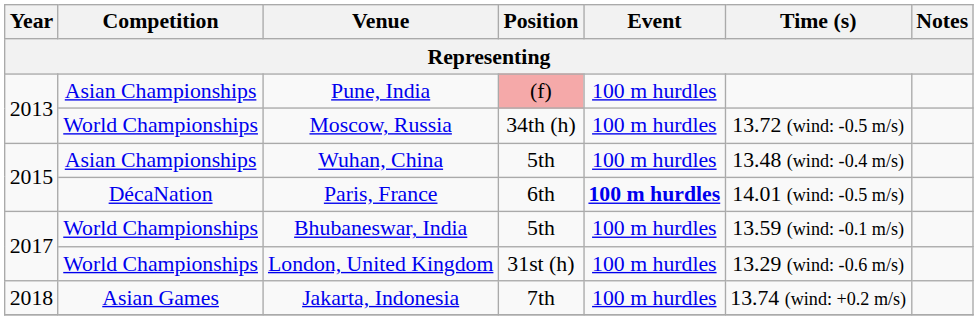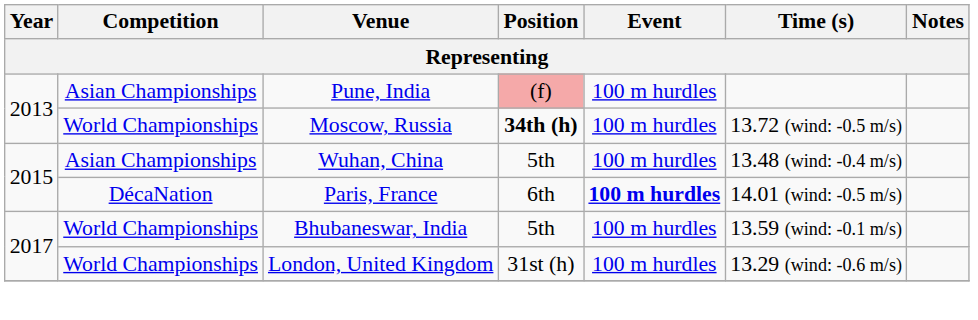(541, 125) normal -> (541, 125) bold
- row: (381, 297)
